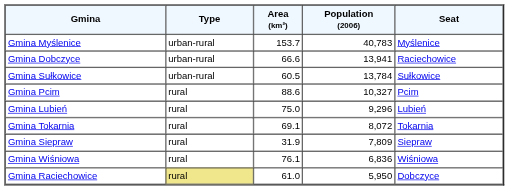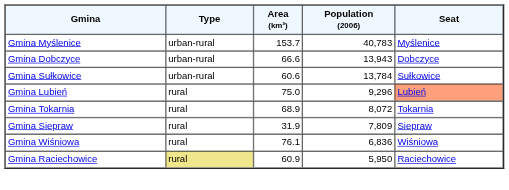(378, 59) 13,941 -> (378, 59) 13,943
(427, 59) Raciechowice -> (418, 59) Dobczyce
(291, 75) 60.5 -> (291, 75) 60.6
- row: (34, 92)
(412, 109) no background -> (412, 92) lightsalmon background
(291, 125) 69.1 -> (291, 109) 68.9
(291, 175) 61.0 -> (291, 159) 60.9
(418, 175) Dobczyce -> (427, 159) Raciechowice
